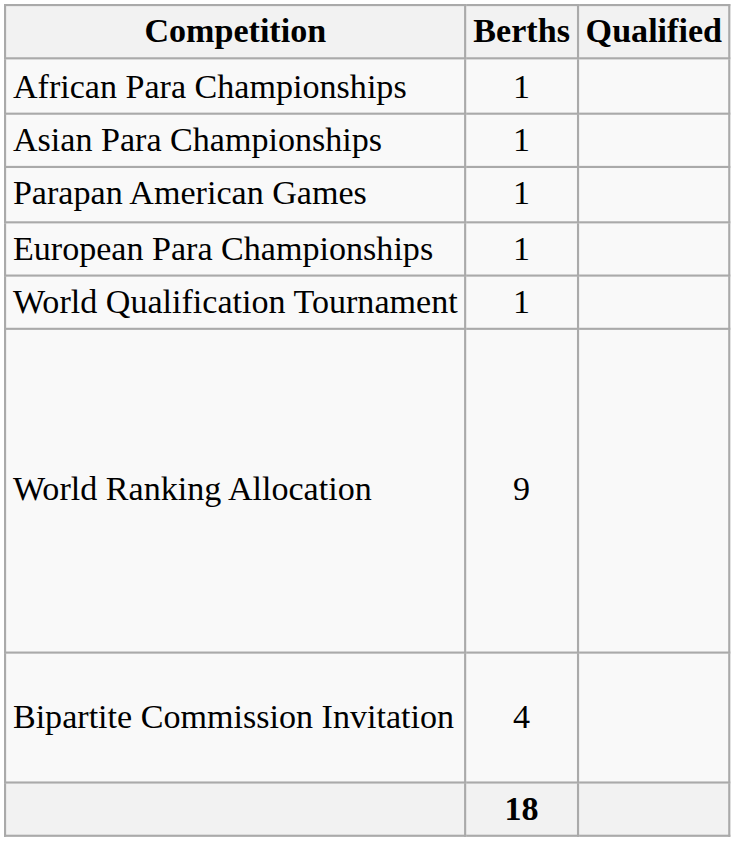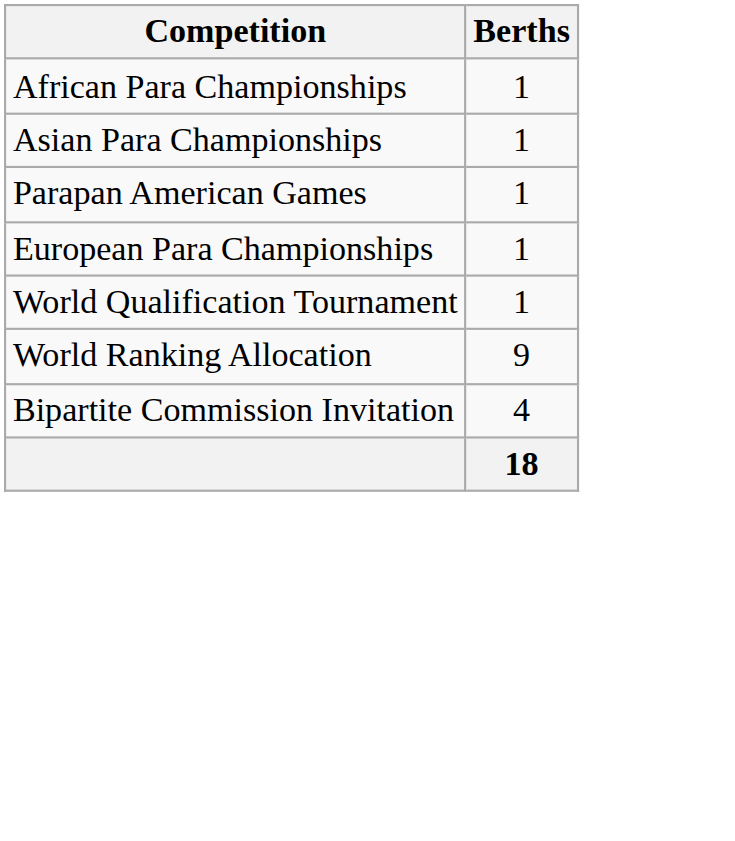- column: (654, 31)
